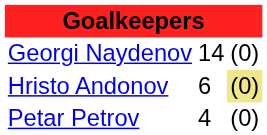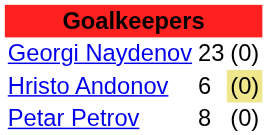(211, 53) 14 -> (211, 53) 23
(205, 118) 4 -> (205, 118) 8
